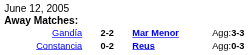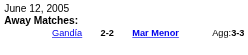- row: (59, 45)
